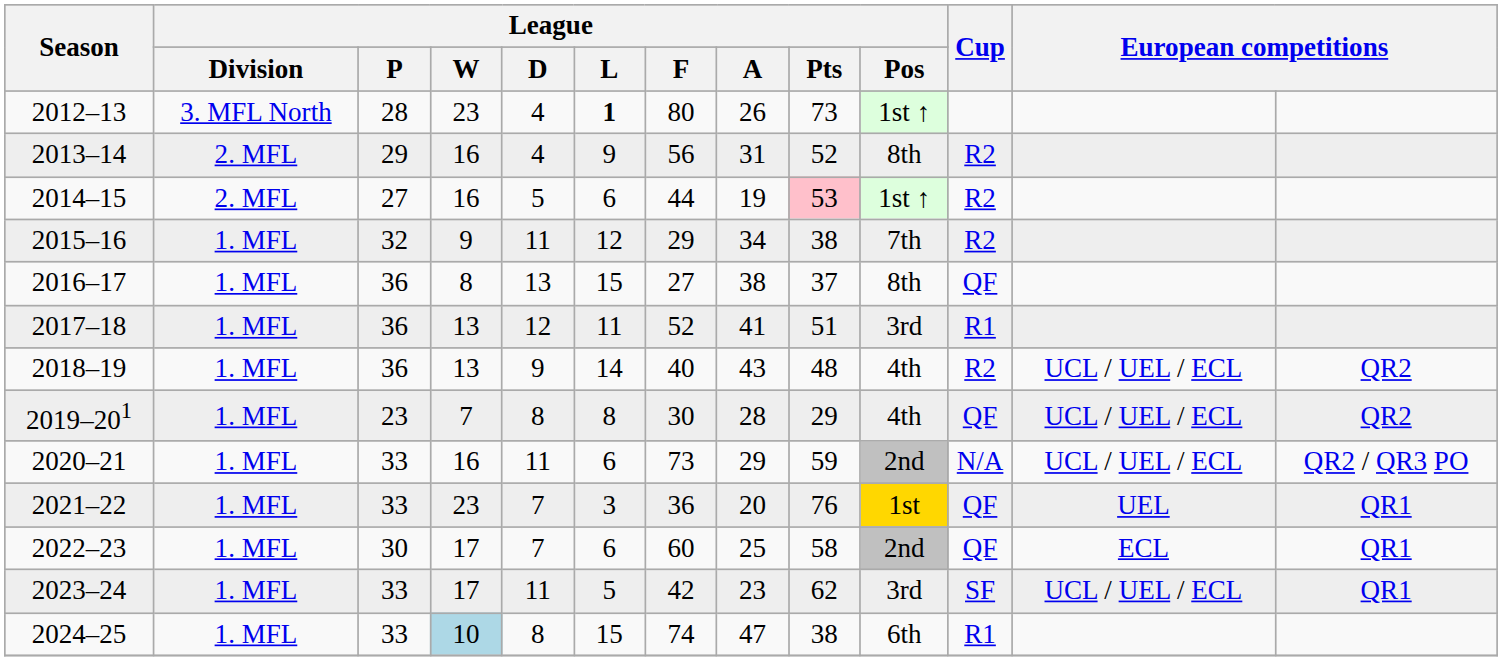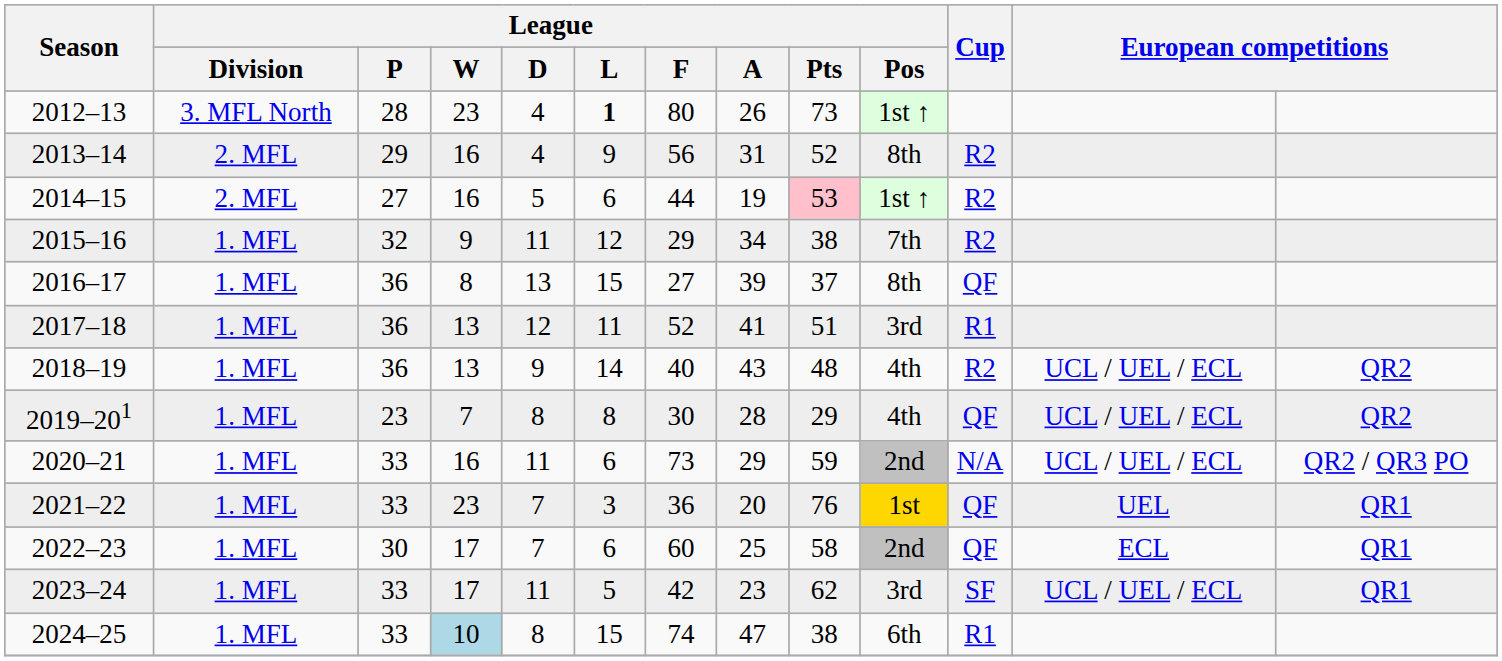(753, 283) 38 -> (753, 283) 39
